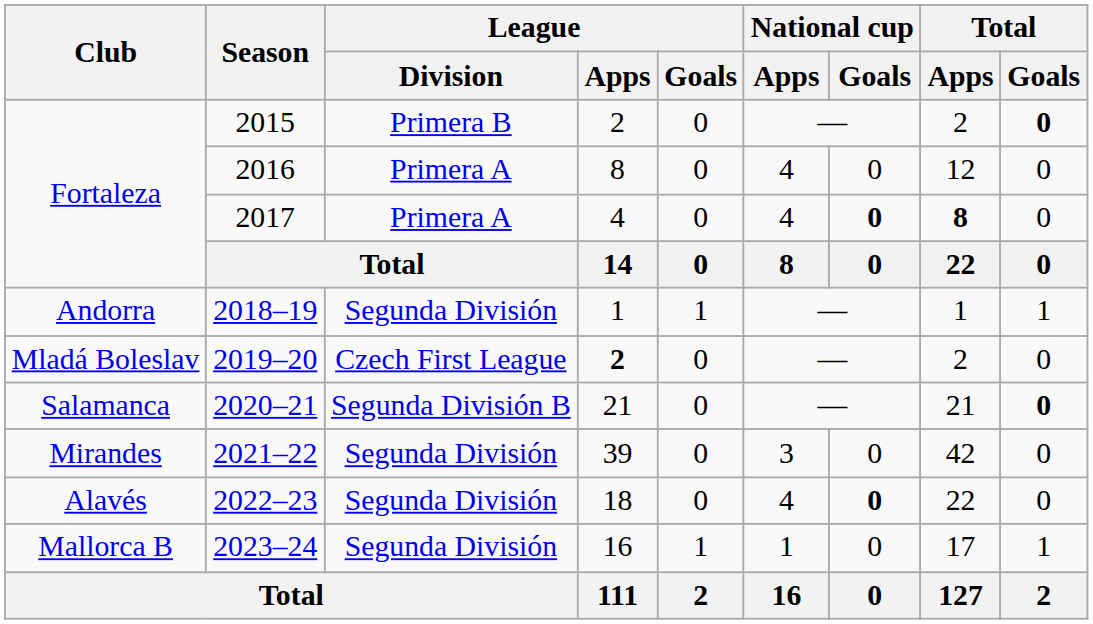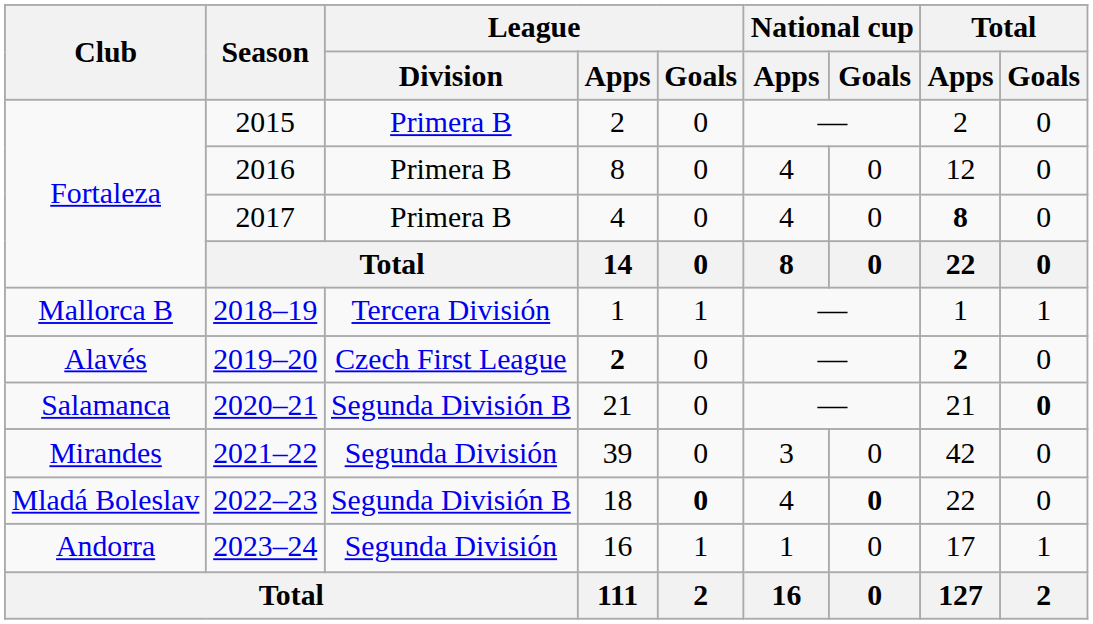(1044, 122) bold -> (1044, 122) normal
(451, 169) Primera A -> (451, 169) Primera B
(451, 216) Primera A -> (451, 216) Primera B
(875, 216) bold -> (875, 216) normal
(106, 311) Andorra -> (106, 311) Mallorca B
(451, 311) Segunda División -> (451, 311) Tercera División
(106, 358) Mladá Boleslav -> (106, 358) Alavés
(961, 358) normal -> (961, 358) bold
(106, 500) Alavés -> (106, 500) Mladá Boleslav
(451, 500) Segunda División -> (451, 500) Segunda División B
(701, 500) normal -> (701, 500) bold
(106, 547) Mallorca B -> (106, 547) Andorra
